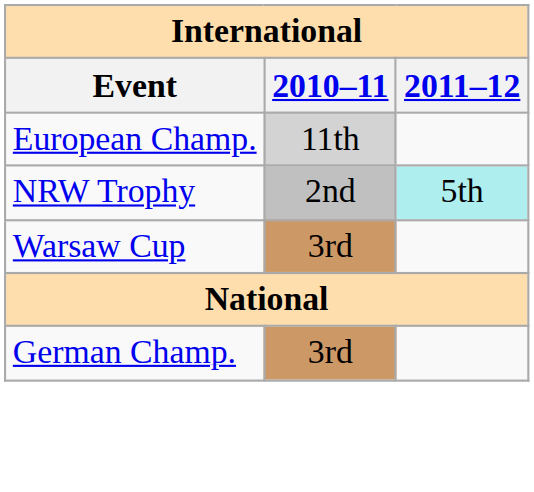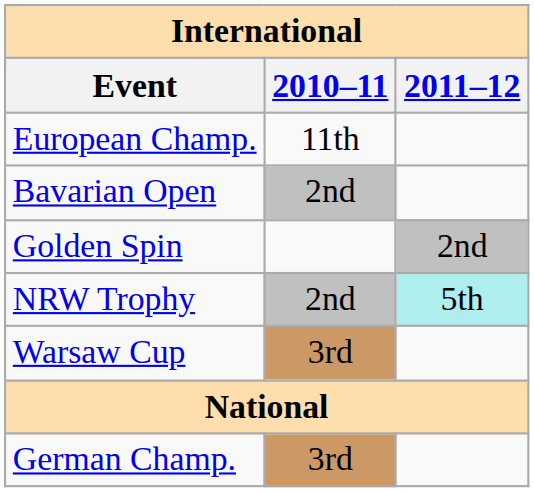(330, 138) lightgrey background -> (330, 138) no background
+ row: (115, 191)
+ row: (98, 245)
